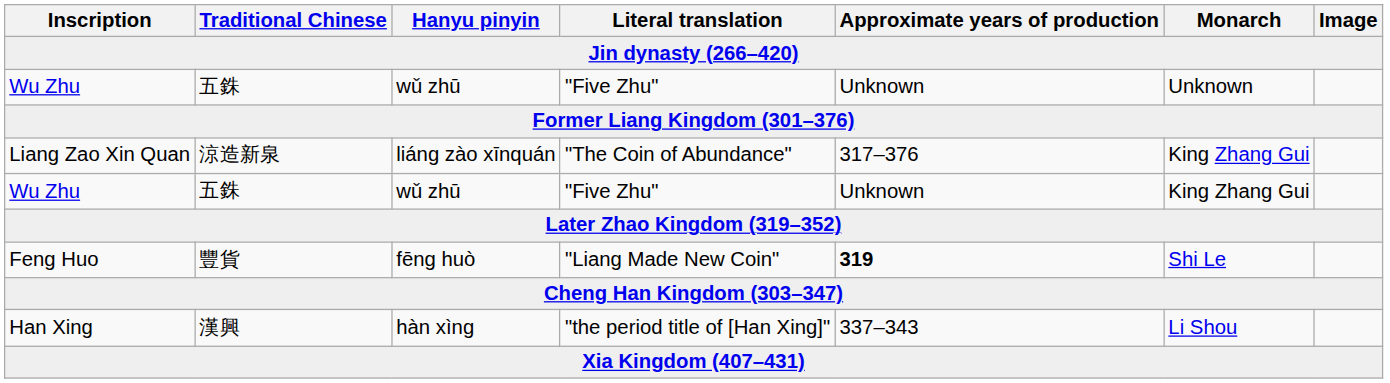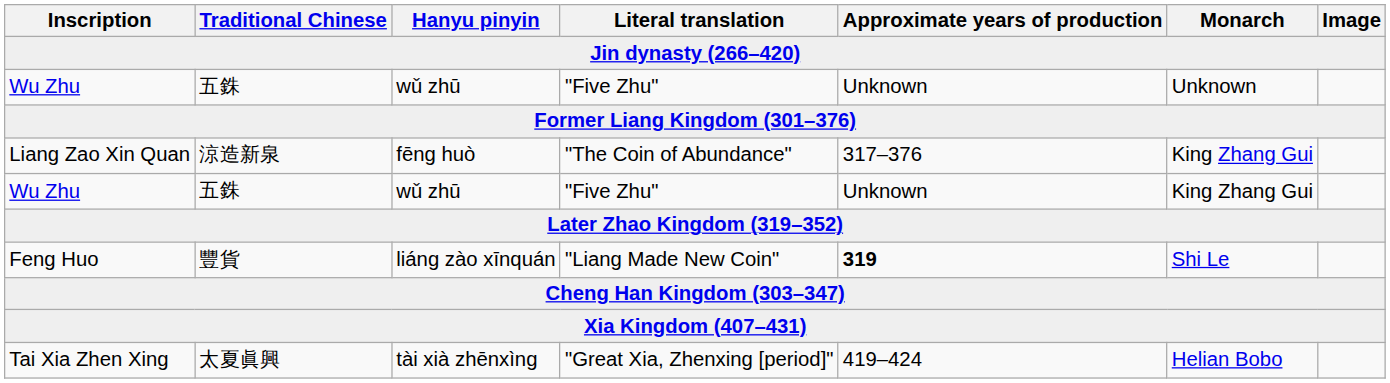(476, 155) liáng zào xīnquán -> (436, 155) fēng huò
(436, 259) fēng huò -> (476, 259) liáng zào xīnquán
- row: (51, 327)
+ row: (89, 360)
